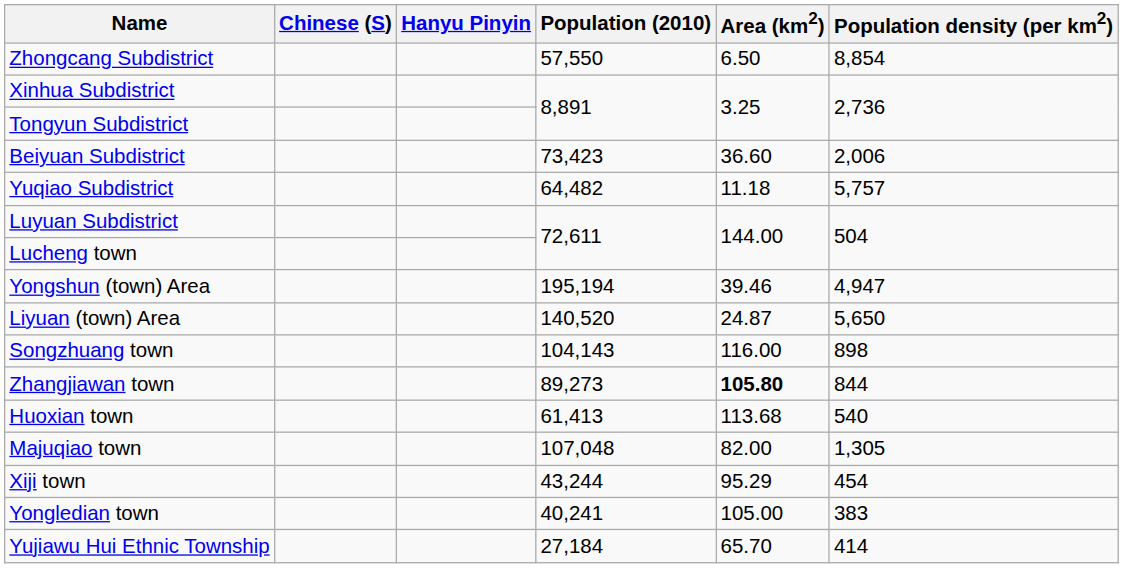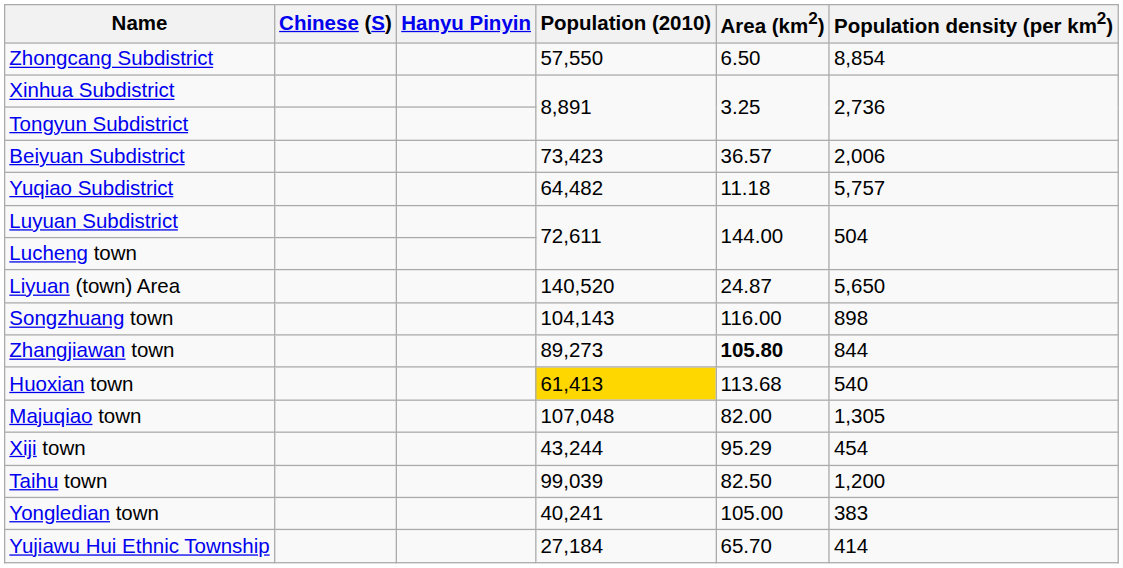(746, 156) 36.60 -> (746, 156) 36.57
- row: (110, 286)
(572, 416) no background -> (572, 383) gold background
+ row: (58, 480)
